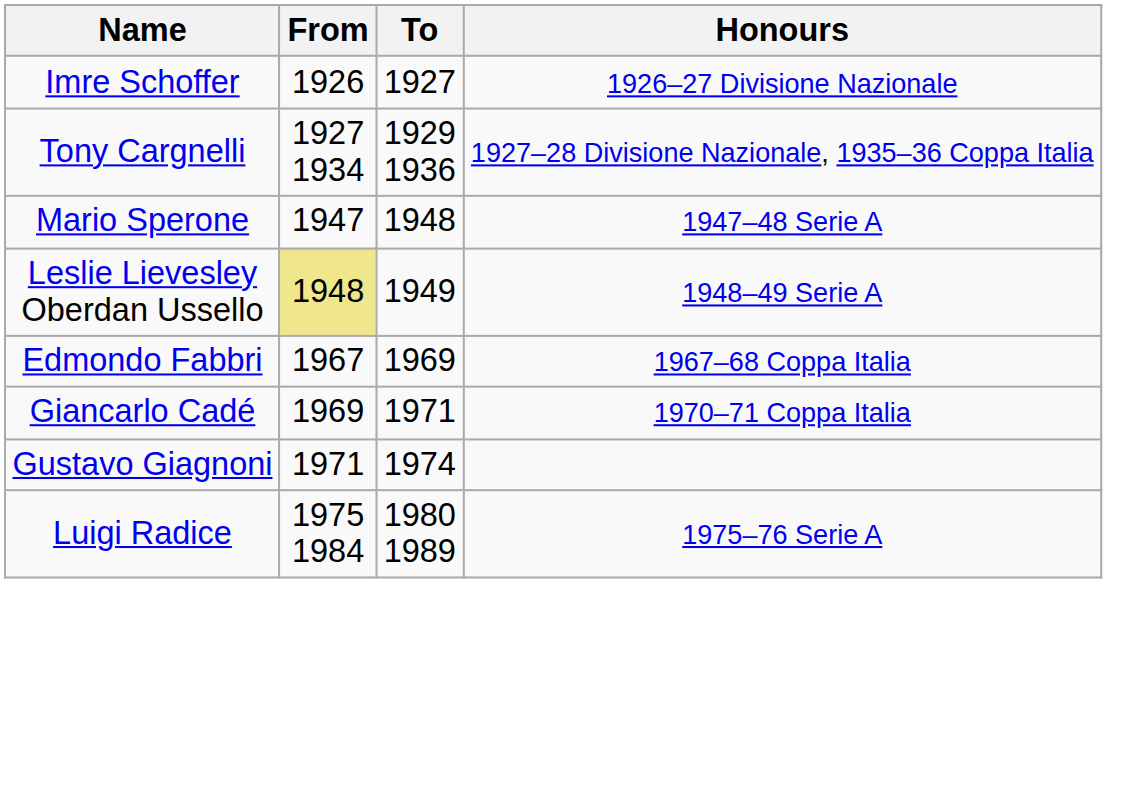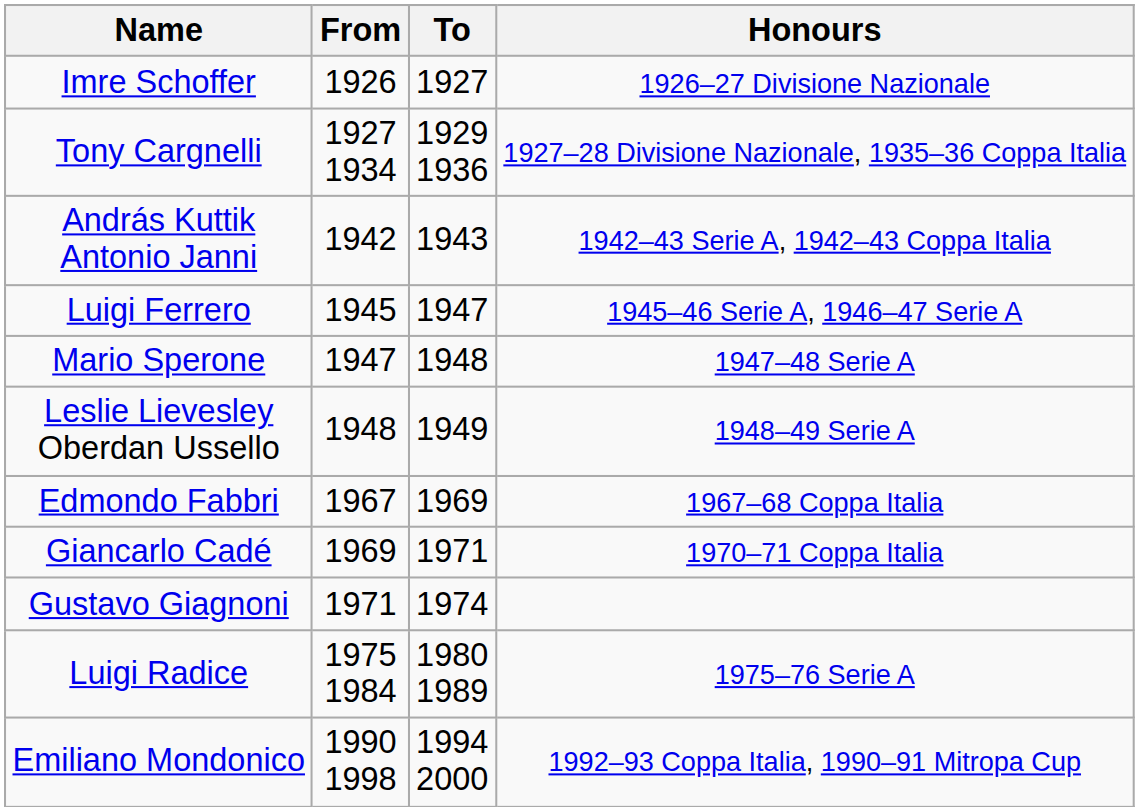+ row: (159, 239)
+ row: (159, 309)
(328, 291) khaki background -> (361, 430) no background
+ row: (159, 761)
